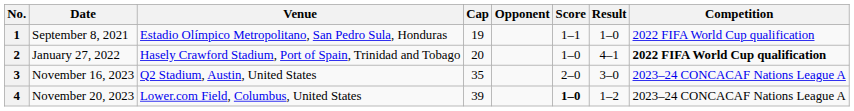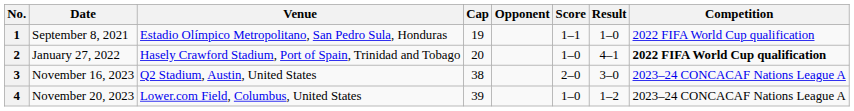(478, 75) 35 -> (478, 75) 38
(571, 95) bold -> (571, 95) normal
